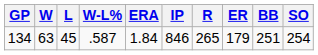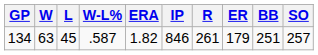(144, 38) 1.84 -> (144, 38) 1.82
(208, 38) 265 -> (208, 38) 261
(299, 38) 254 -> (299, 38) 257
